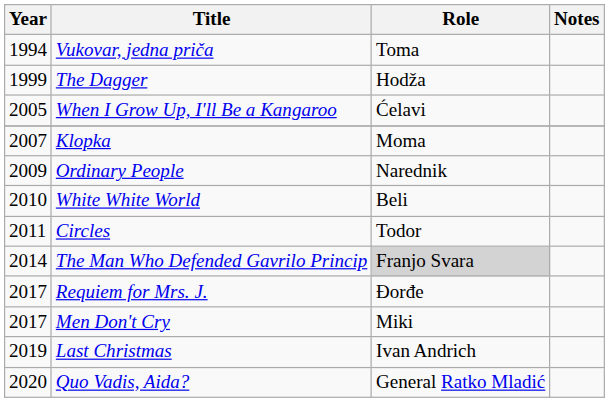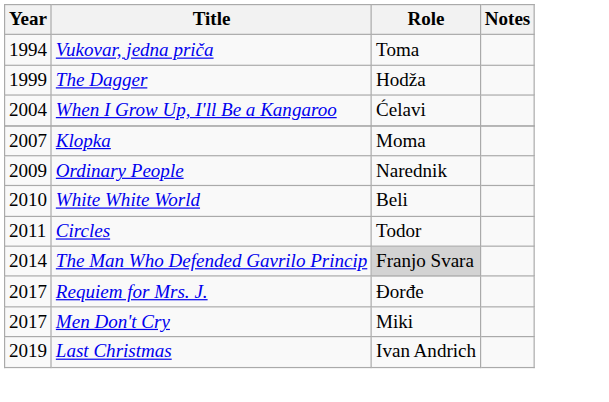(28, 110) 2005 -> (28, 110) 2004
- row: (123, 381)
